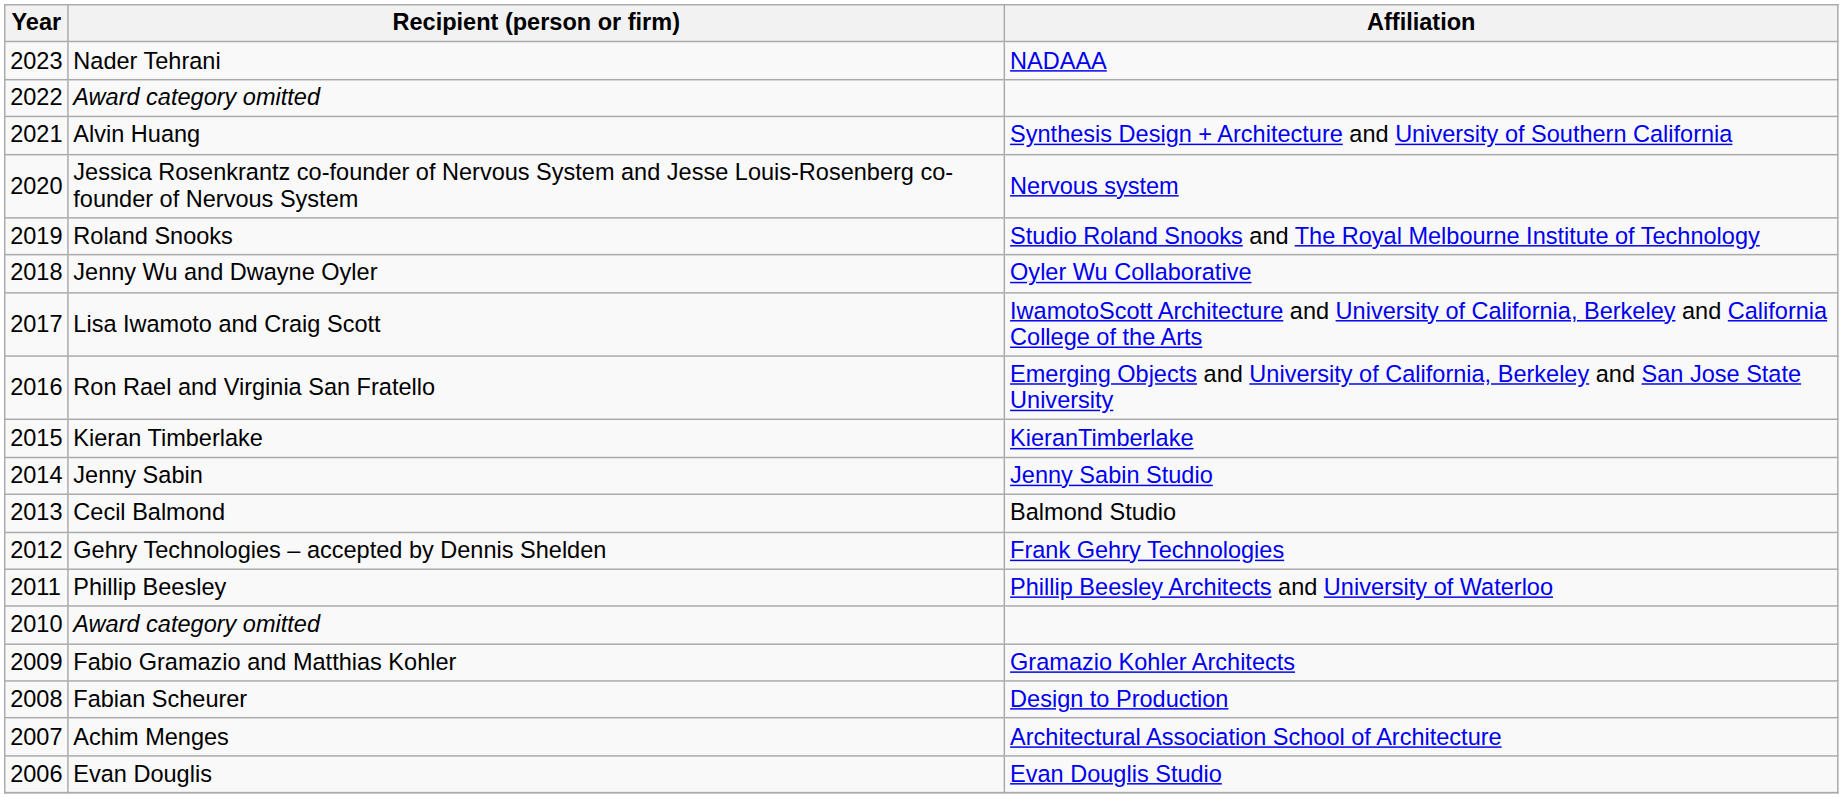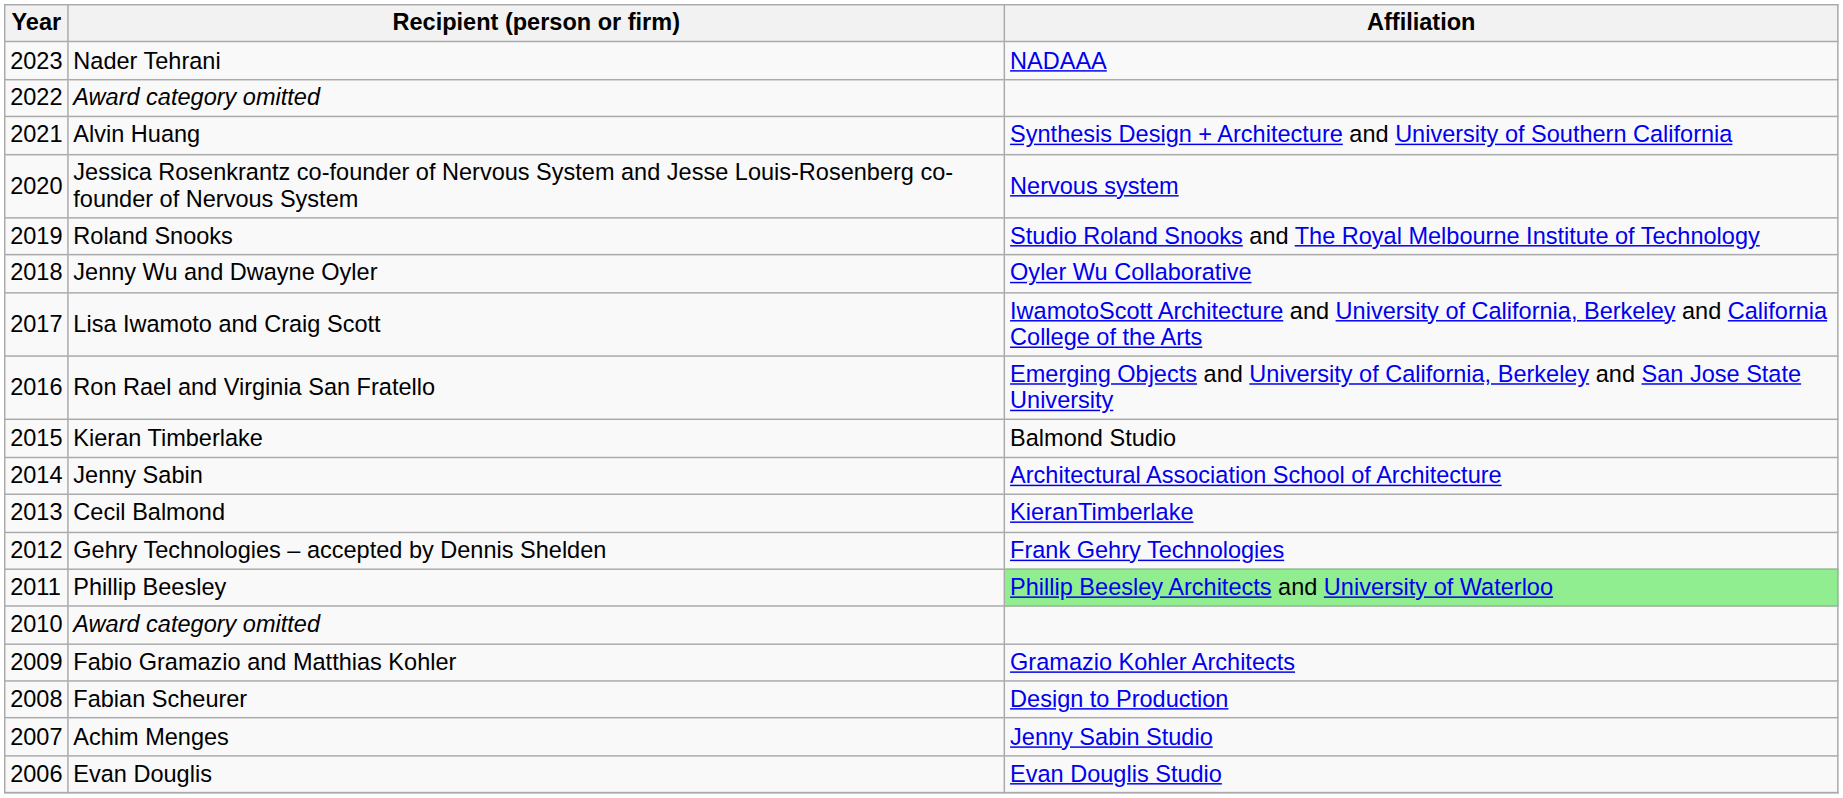(1102, 438) KieranTimberlake -> (1093, 438) Balmond Studio
(1111, 475) Jenny Sabin Studio -> (1256, 475) Architectural Association School of Architecture
(1093, 512) Balmond Studio -> (1102, 512) KieranTimberlake
(1282, 587) no background -> (1282, 587) lightgreen background
(1256, 736) Architectural Association School of Architecture -> (1111, 736) Jenny Sabin Studio
